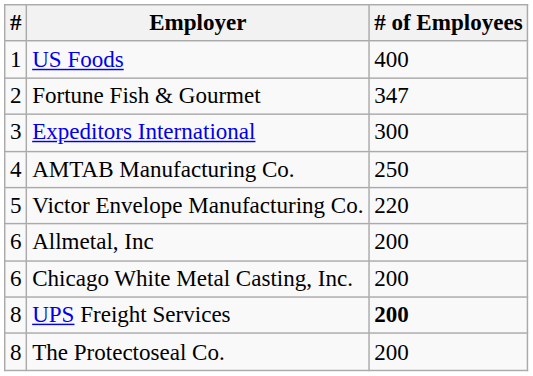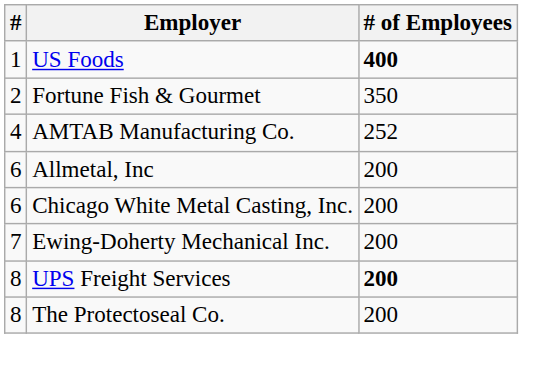(391, 59) normal -> (381, 59) bold
(391, 95) 347 -> (381, 95) 350
- row: (144, 132)
(391, 168) 250 -> (381, 132) 252
- row: (198, 205)
+ row: (181, 242)
